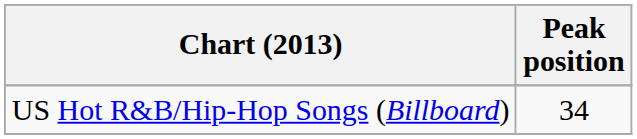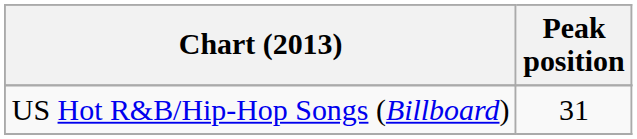(574, 109) 34 -> (574, 109) 31
